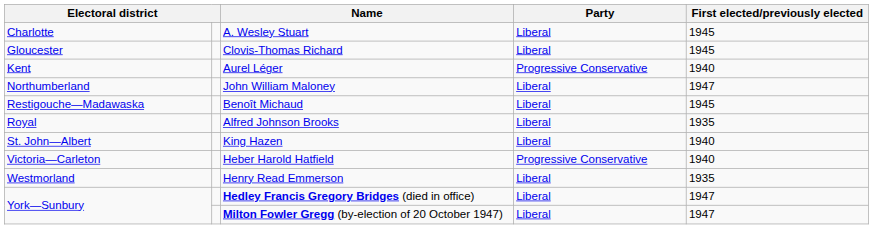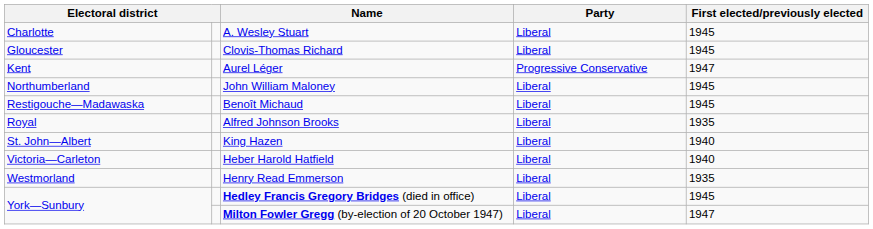(702, 68) 1940 -> (702, 68) 1947
(702, 86) 1947 -> (702, 86) 1945
(582, 159) Progressive Conservative -> (533, 159) Liberal
(702, 196) 1947 -> (702, 196) 1945
